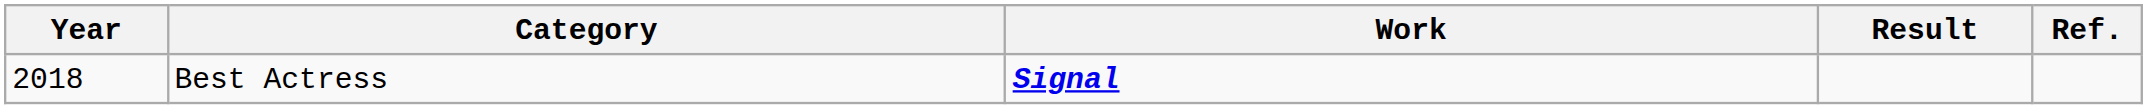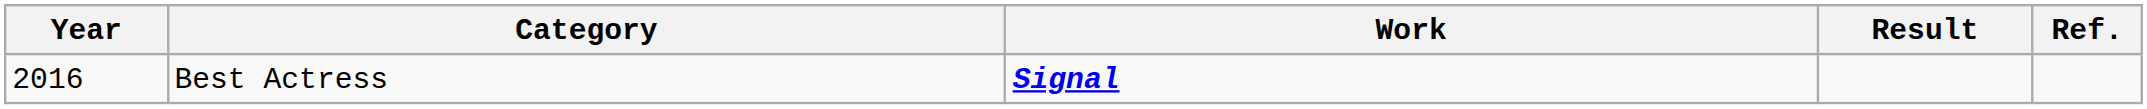(48, 79) 2018 -> (48, 79) 2016
